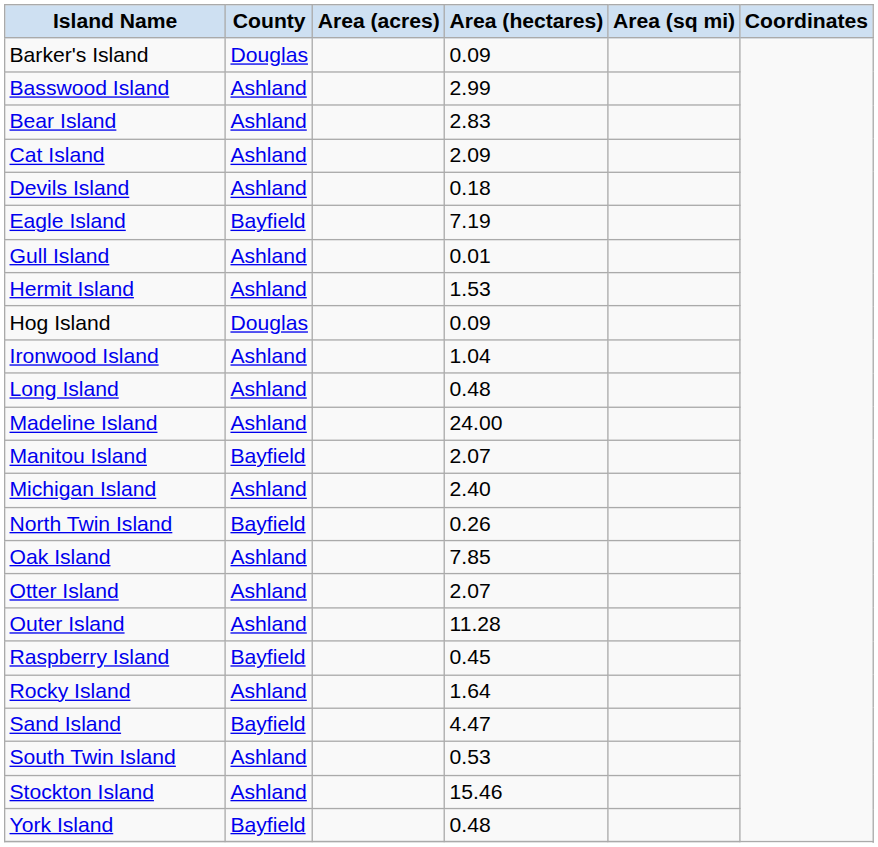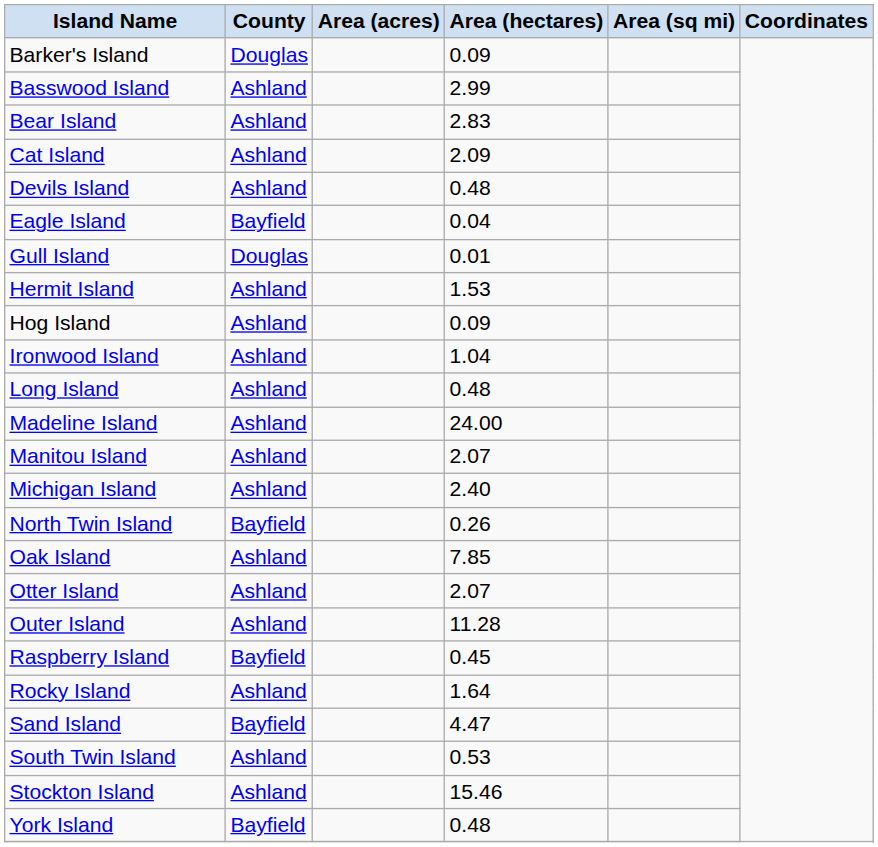(470, 188) 0.18 -> (470, 188) 0.48
(470, 222) 7.19 -> (470, 222) 0.04
(269, 255) Ashland -> (269, 255) Douglas
(269, 322) Douglas -> (269, 322) Ashland
(268, 456) Bayfield -> (269, 456) Ashland
